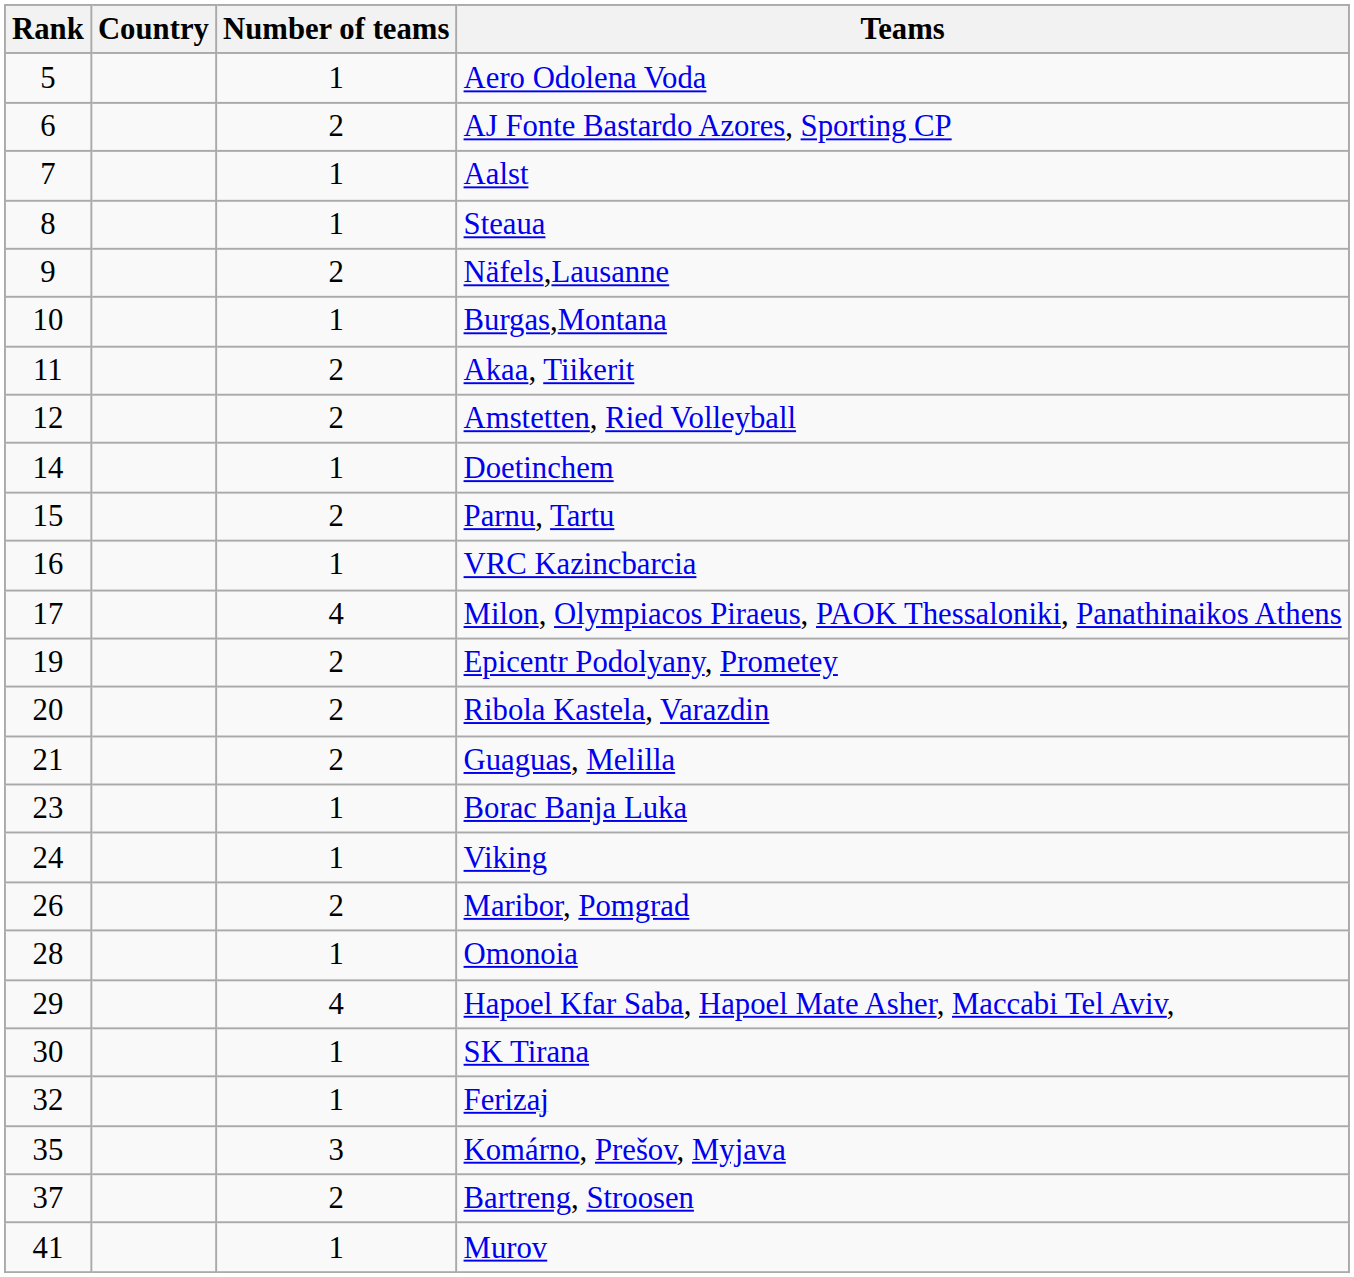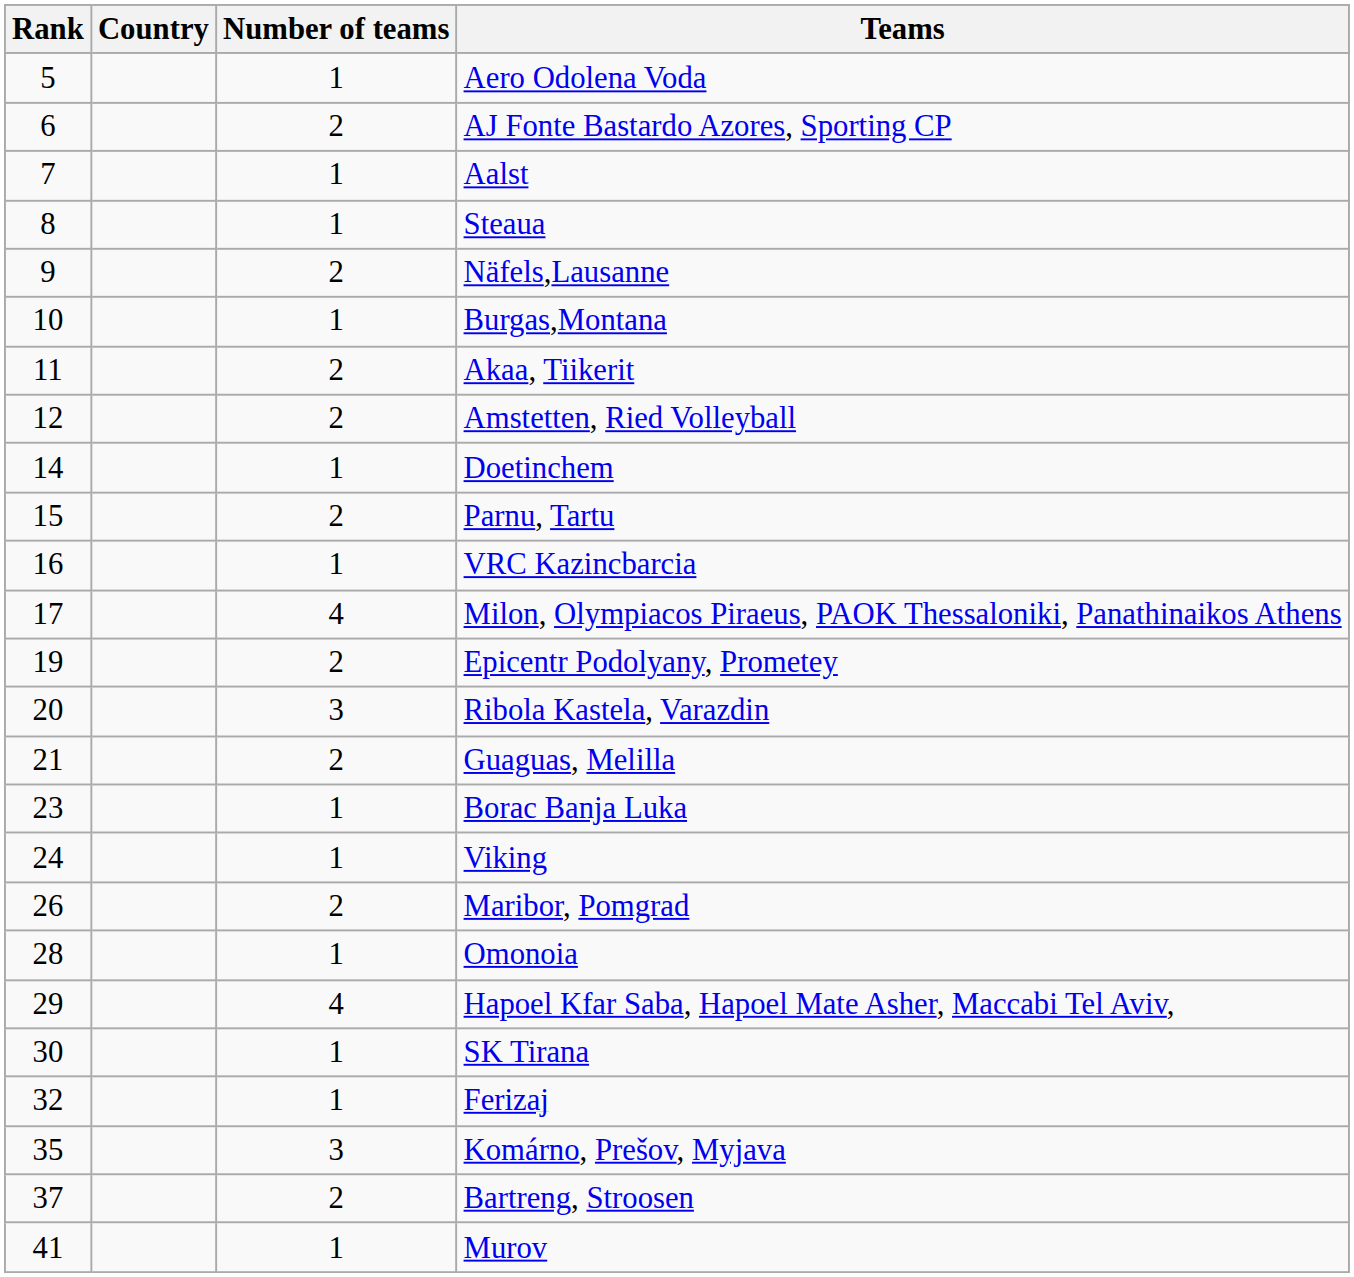(336, 710) 2 -> (336, 710) 3
